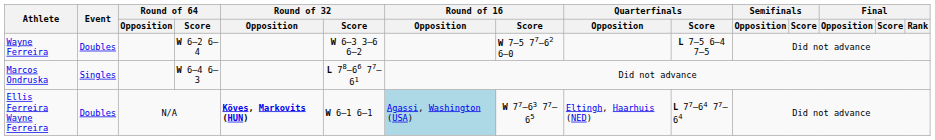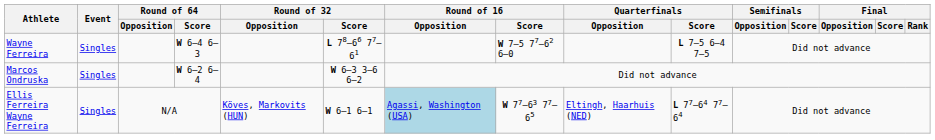(98, 47) Doubles -> (98, 48) Singles
(197, 47) W 6–2 6–4 -> (197, 48) W 6–4 6–3
(354, 47) W 6–3 3–6 6–2 -> (354, 48) L 78–66 77–61
(197, 75) W 6–4 6–3 -> (197, 75) W 6–2 6–4
(354, 75) L 78–66 77–61 -> (354, 75) W 6–3 3–6 6–2
(98, 112) Doubles -> (98, 110) Singles
(264, 112) bold -> (264, 110) normal
